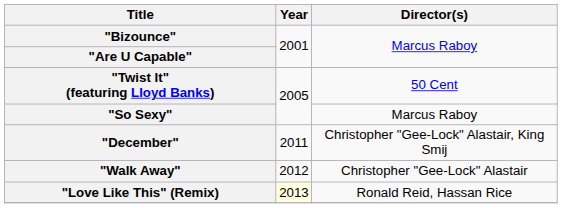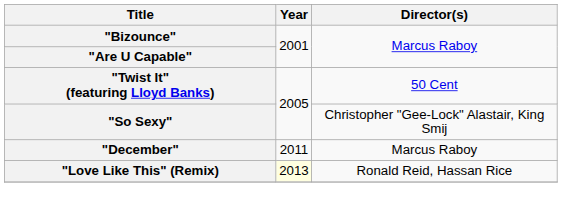(434, 114) Marcus Raboy -> (434, 121) Christopher "Gee-Lock" Alastair, King Smij
(434, 142) Christopher "Gee-Lock" Alastair, King Smij -> (434, 150) Marcus Raboy
- row: (140, 171)
